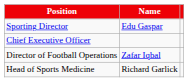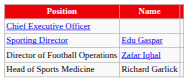rows swapped: (48, 41) <-> (37, 26)
